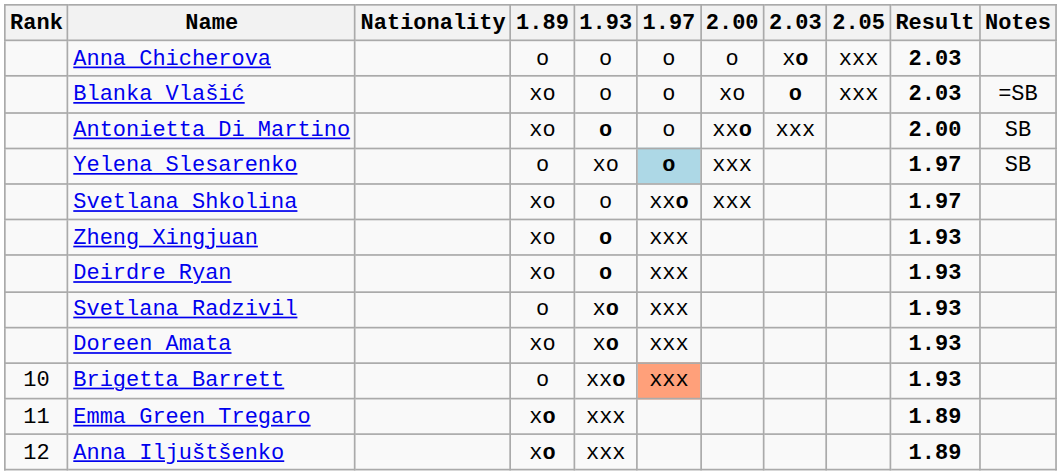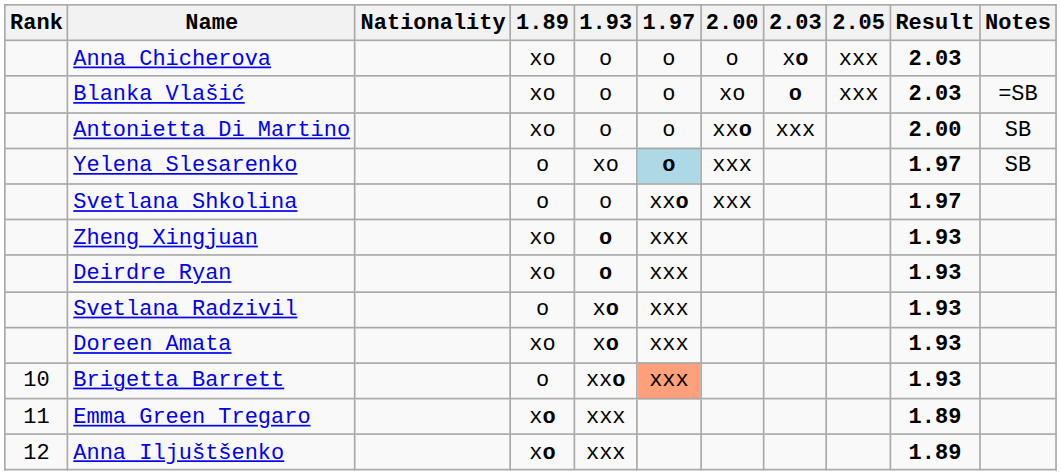(543, 59) o -> (542, 59) xo
(606, 130) bold -> (606, 130) normal
(542, 202) xo -> (543, 202) o
